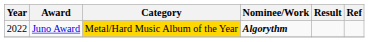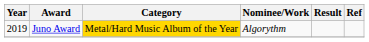(17, 28) 2022 -> (17, 28) 2019
(265, 28) bold -> (264, 28) normal
